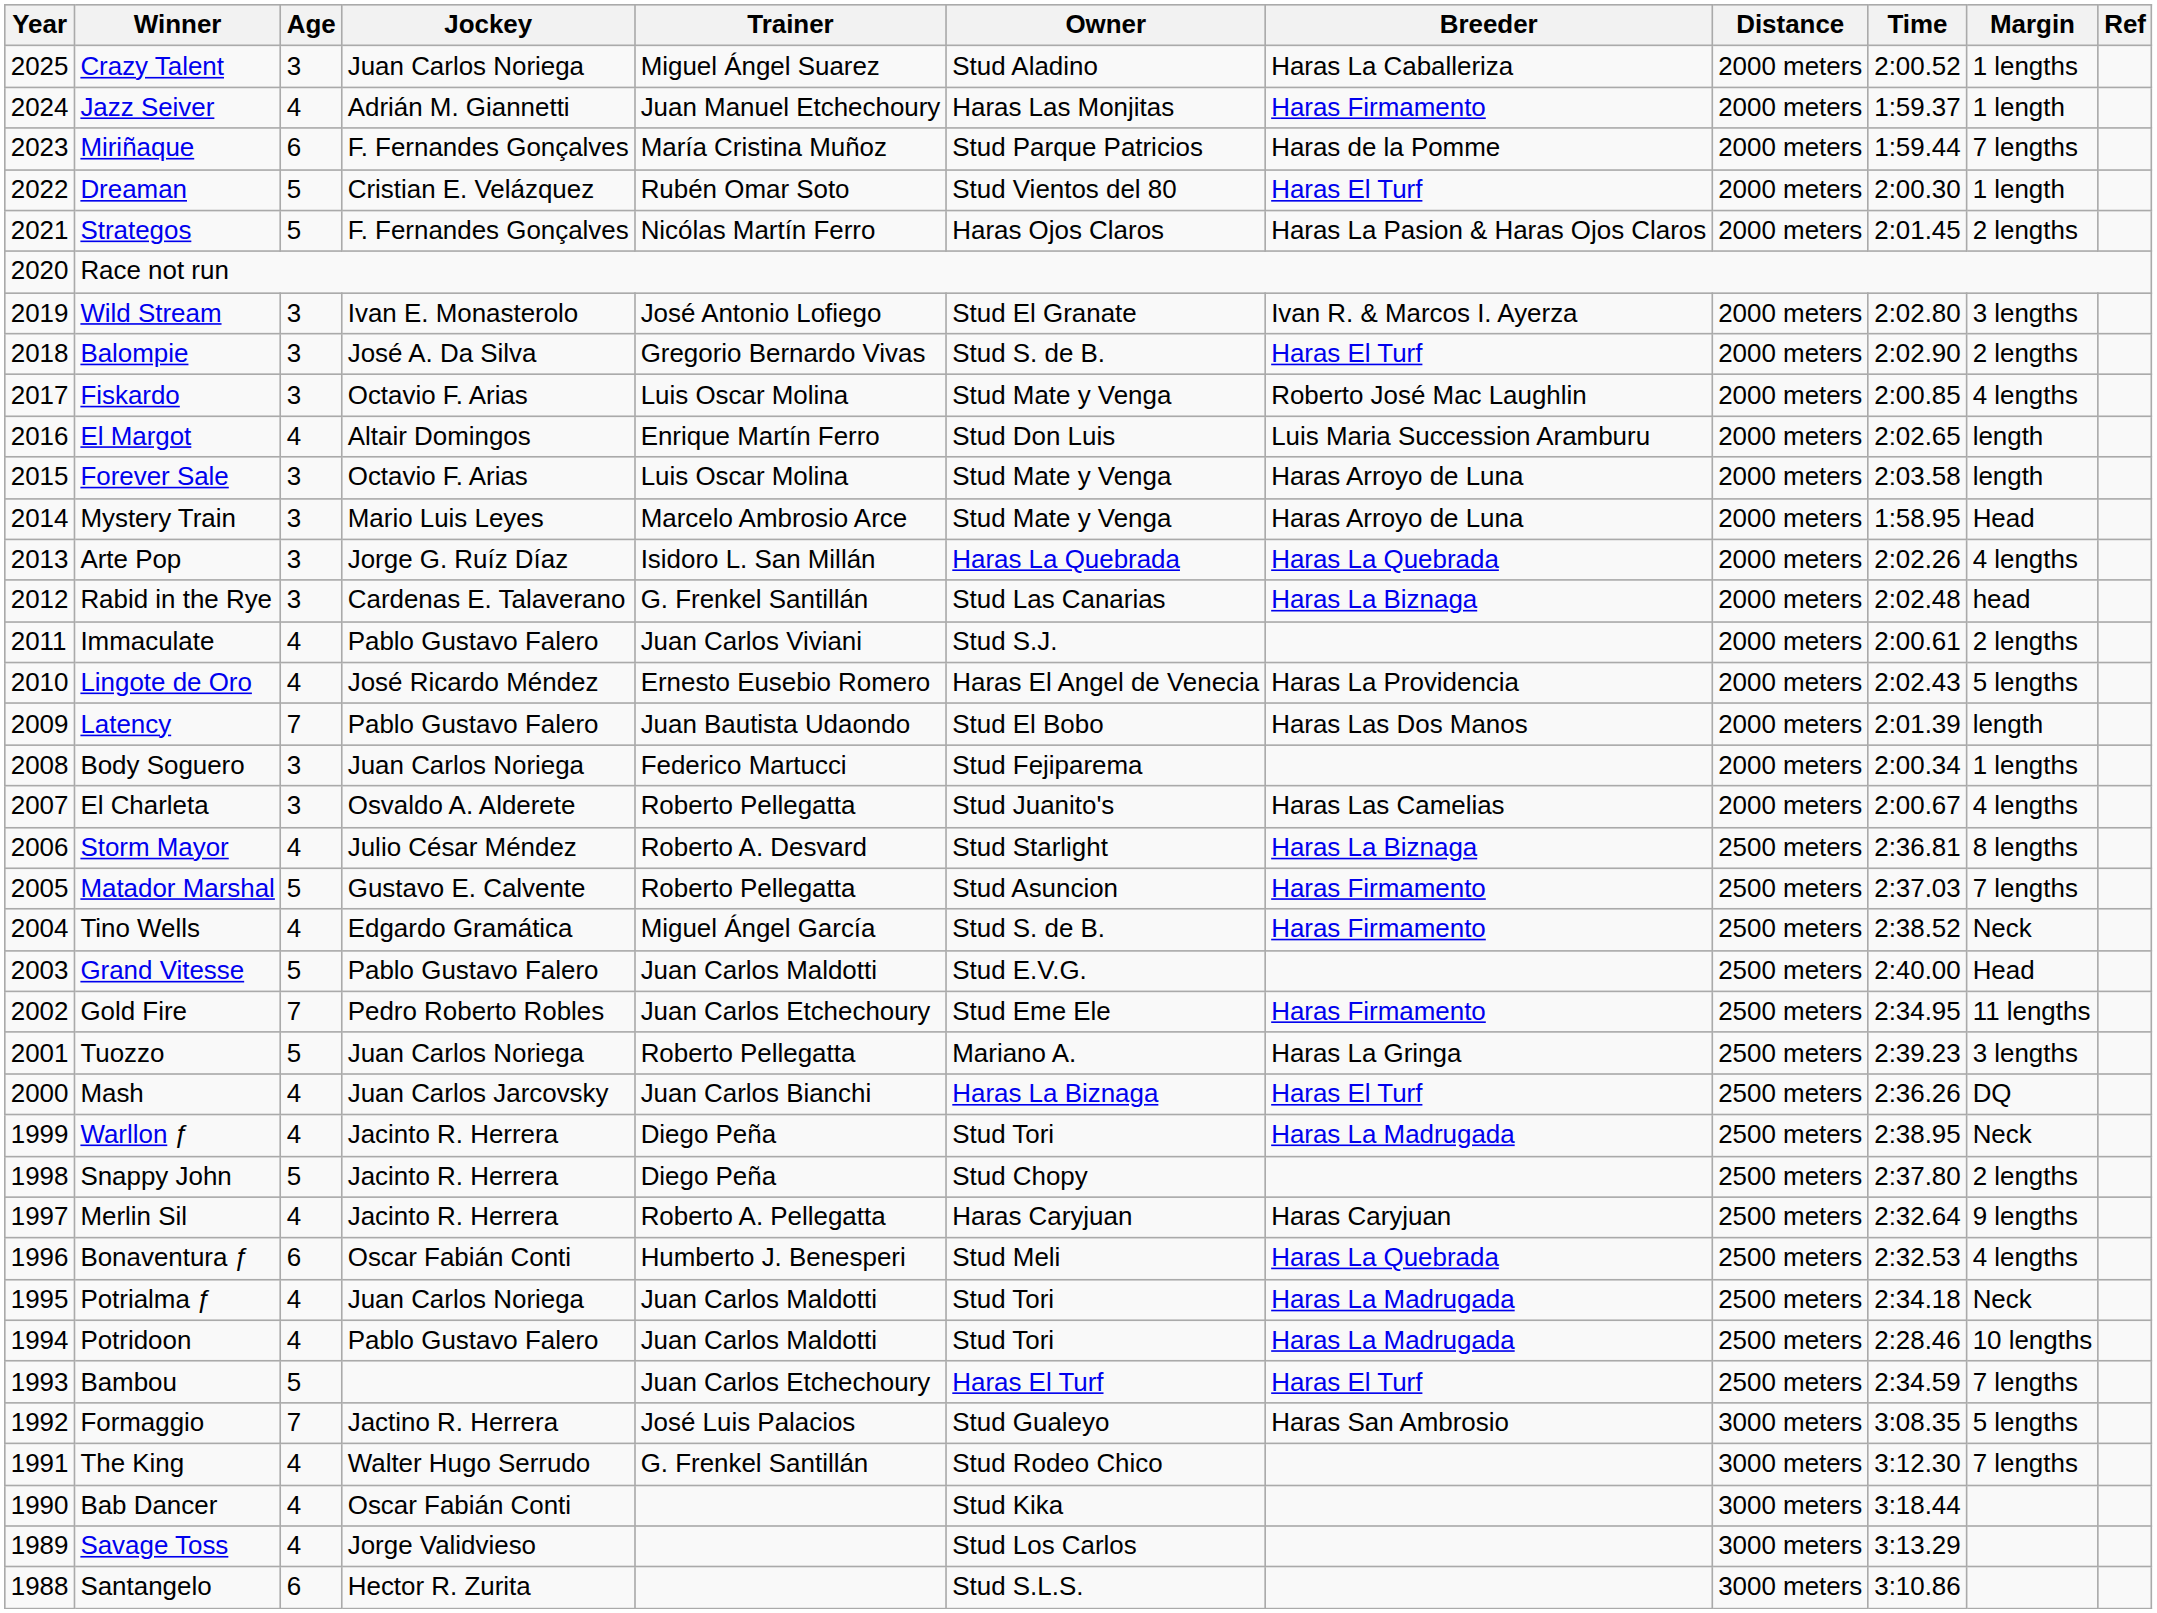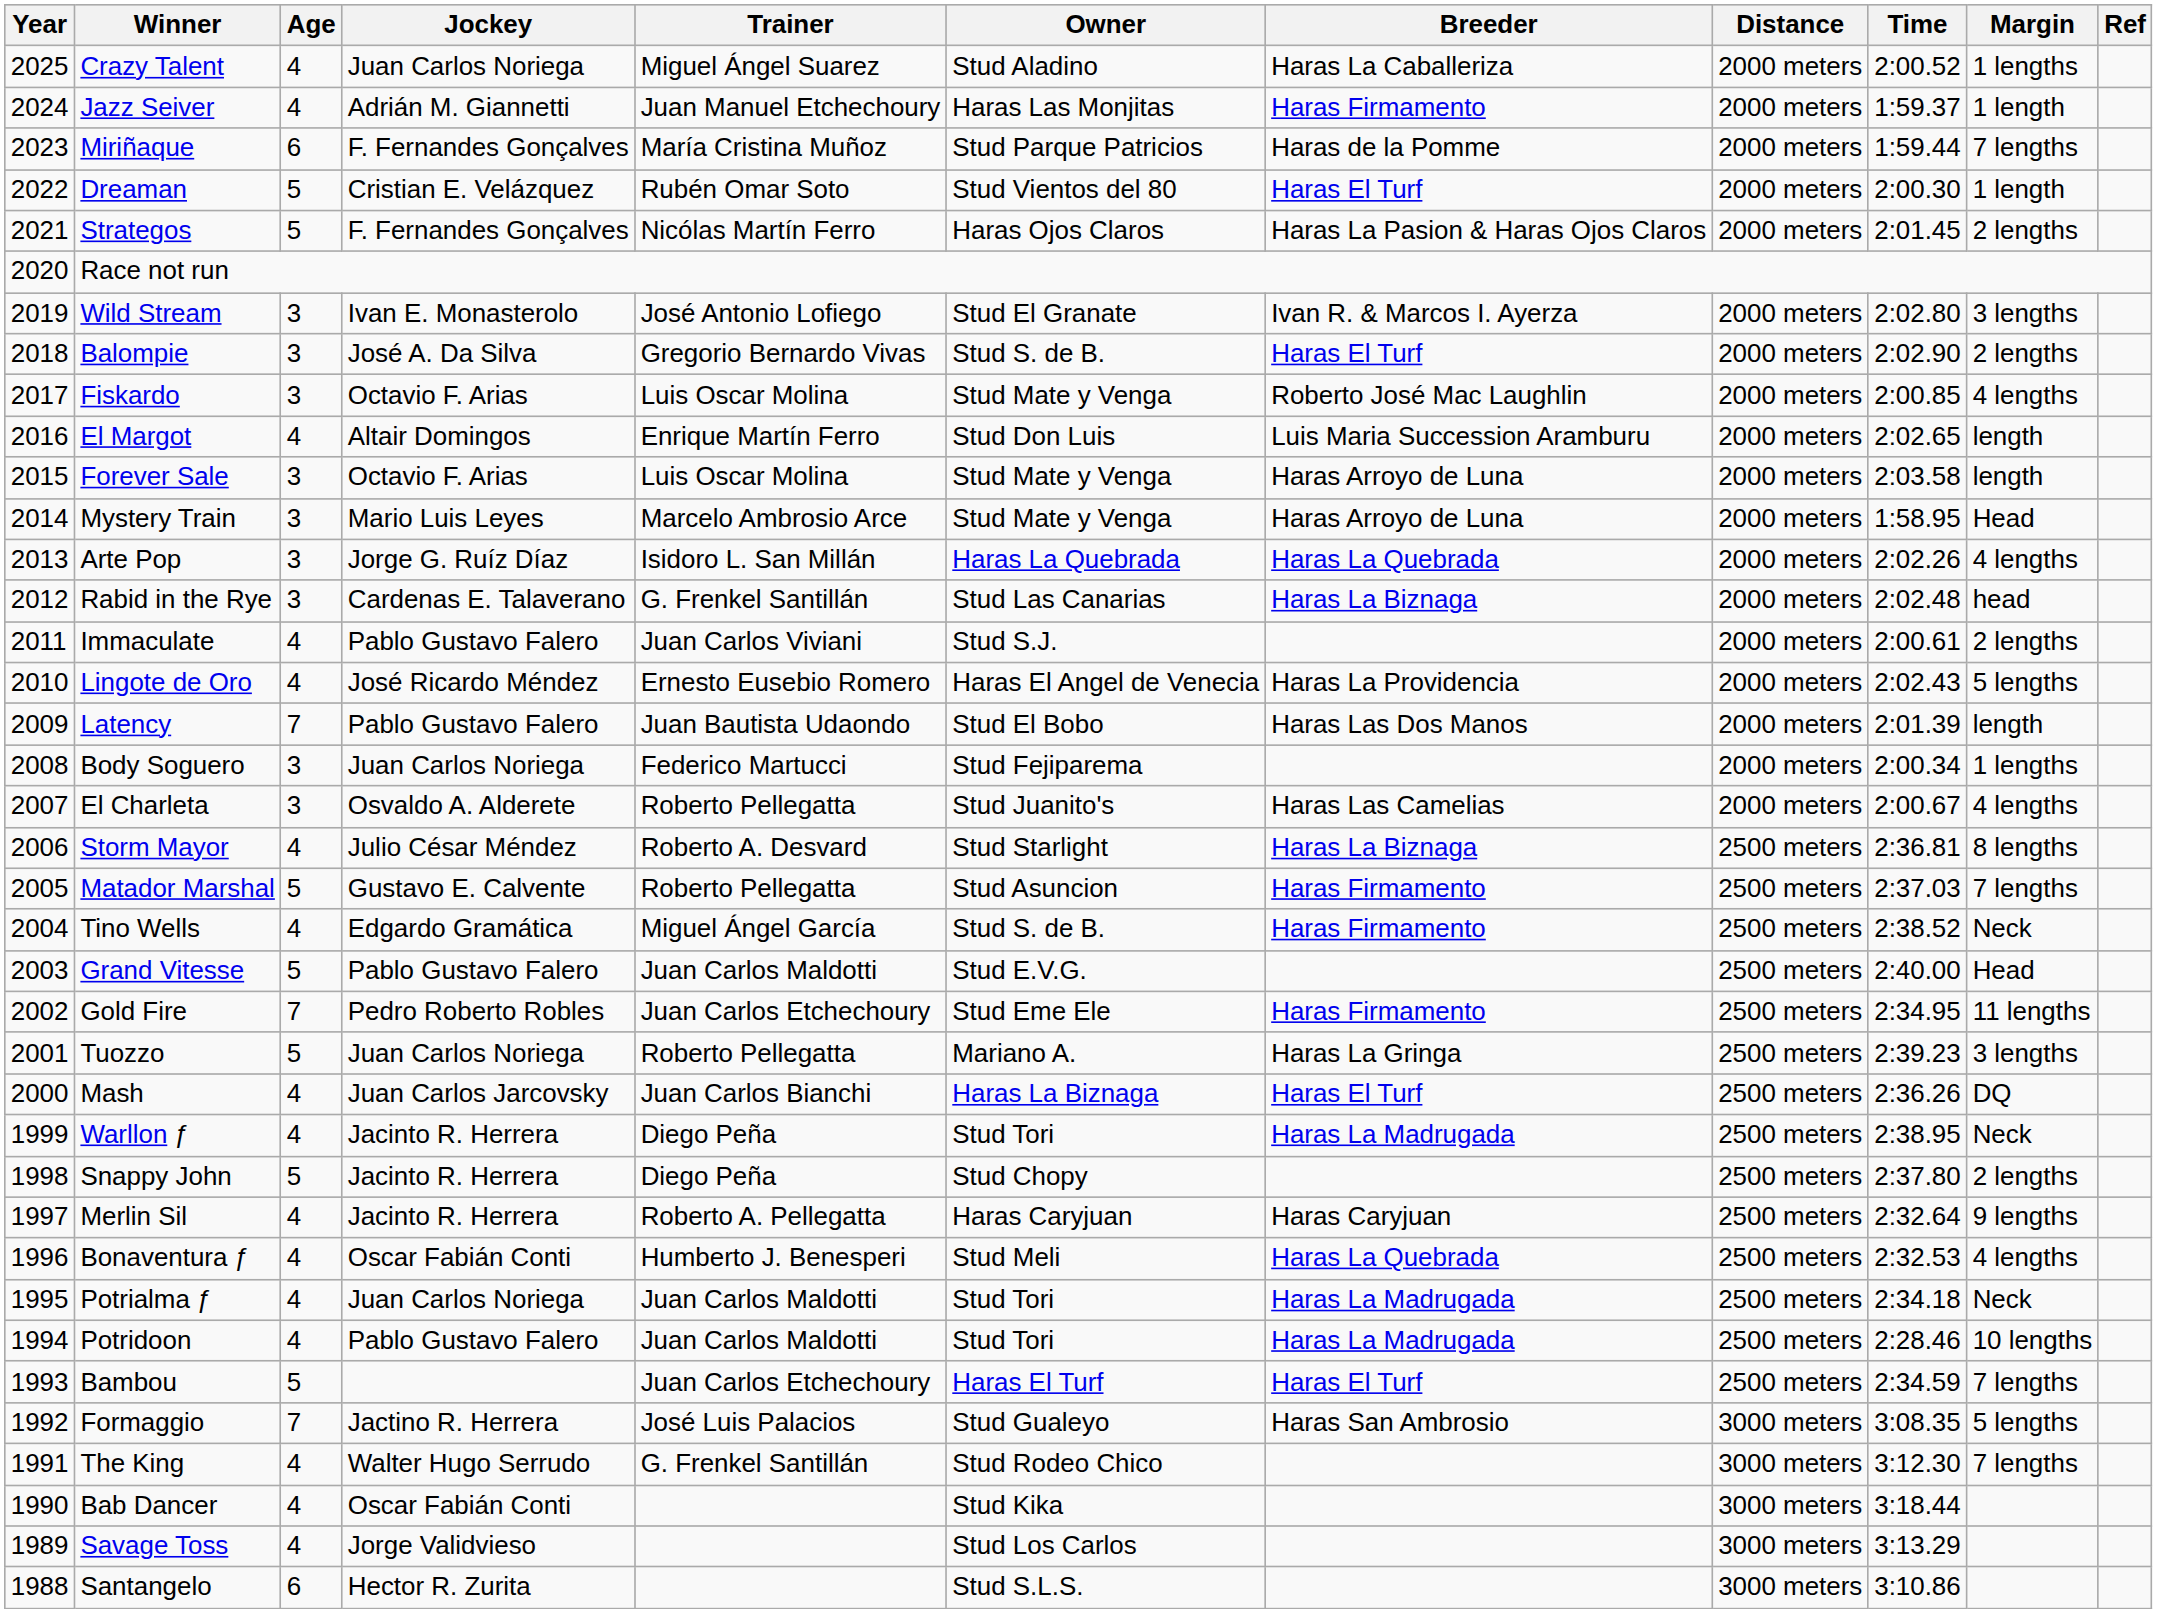(294, 66) 3 -> (294, 66) 4
(294, 1258) 6 -> (294, 1258) 4
